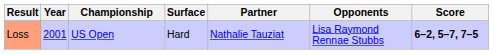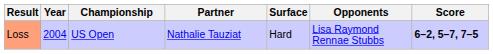columns swapped: (186, 12) <-> (259, 12)
(55, 35) 2001 -> (55, 35) 2004
